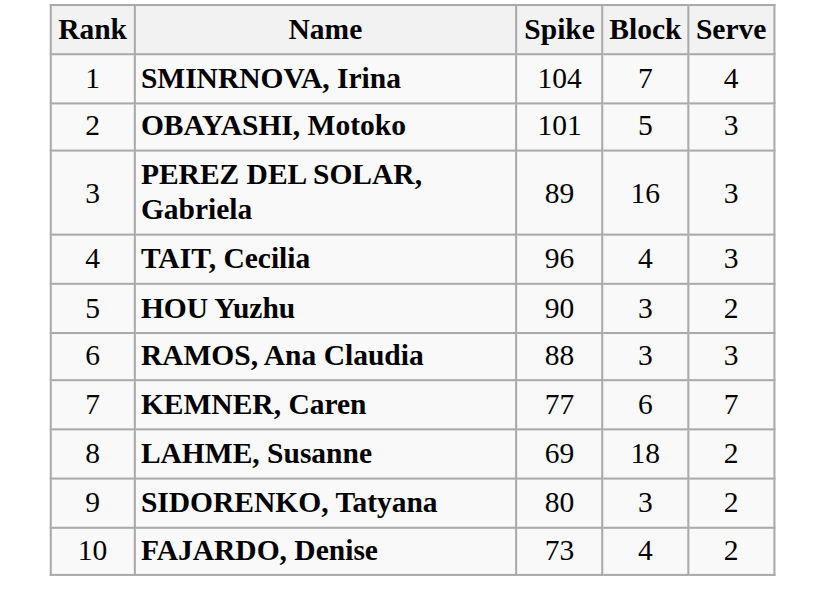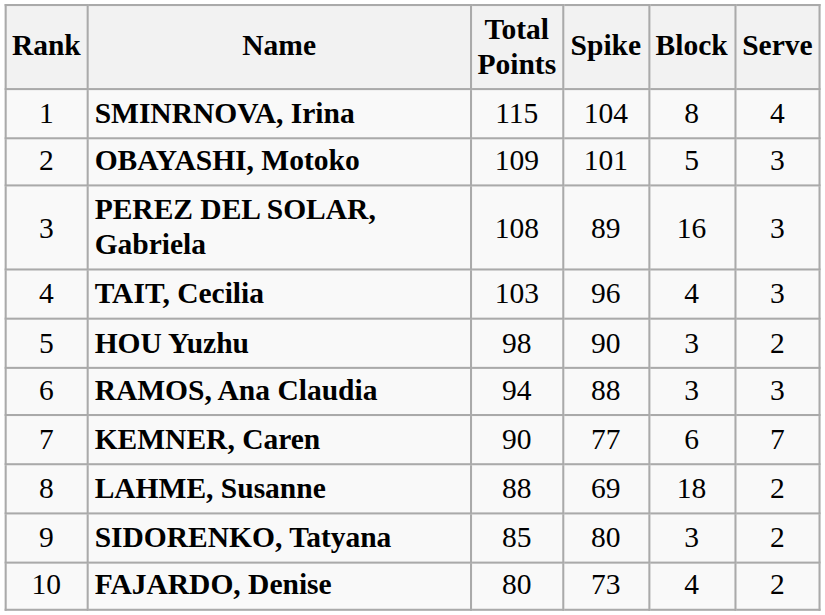+ column: (517, 46)
(645, 77) 7 -> (692, 112) 8
